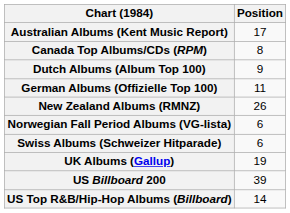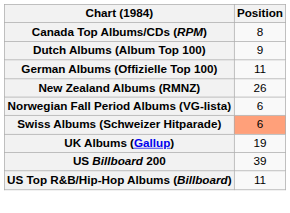- row: (119, 32)
(260, 143) no background -> (260, 124) lightsalmon background
(260, 198) 14 -> (260, 180) 11
